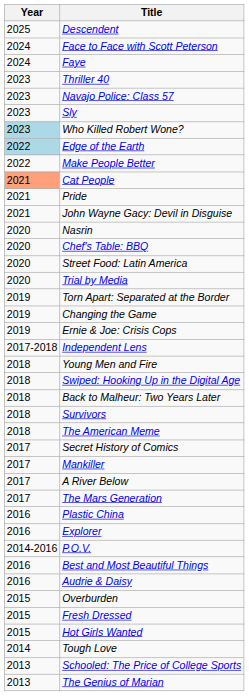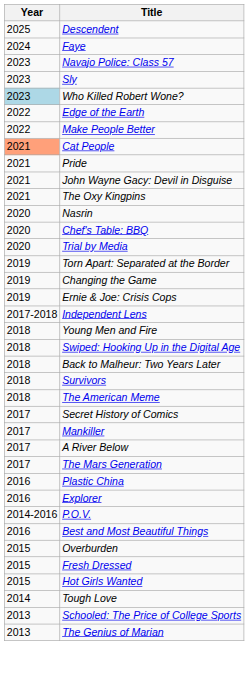- row: (140, 46)
- row: (86, 79)
(19, 146) lightblue background -> (19, 113) no background
+ row: (104, 197)
- row: (125, 264)
- row: (97, 582)
